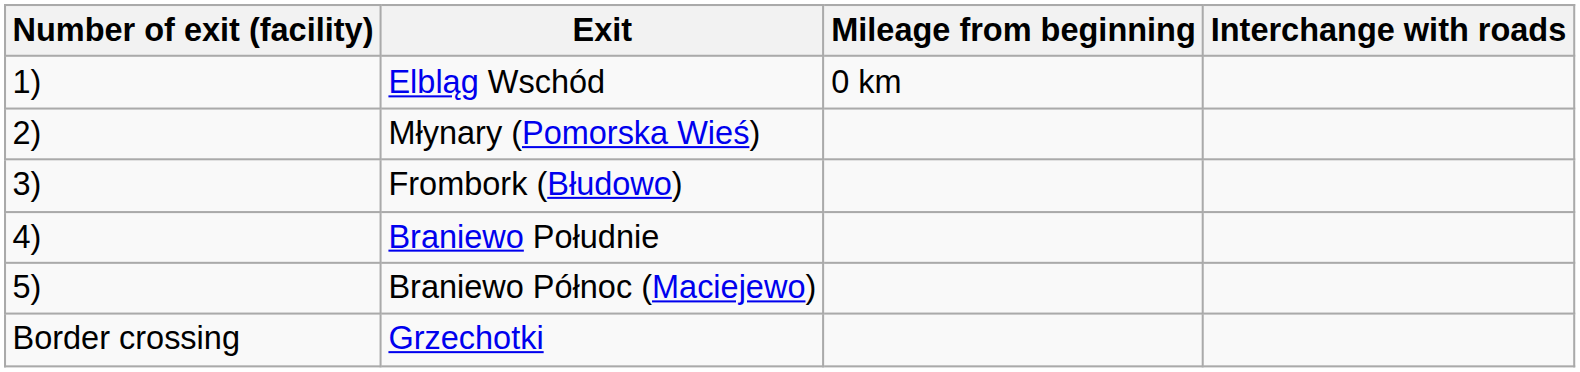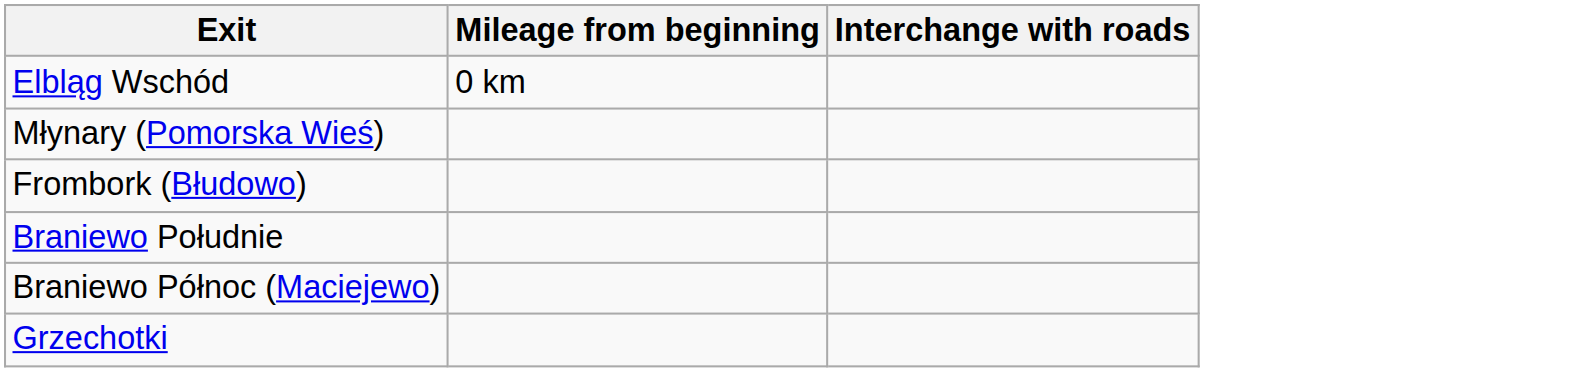- column: (193, 30)
